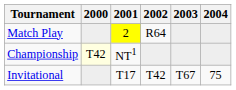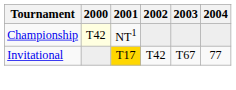- row: (35, 33)
(126, 75) no background -> (126, 56) gold background
(216, 75) 75 -> (216, 56) 77
